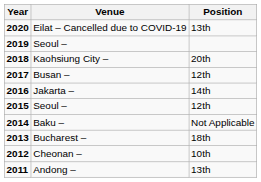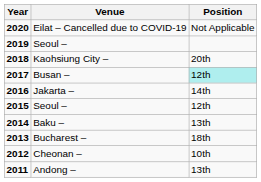(201, 28) 13th -> (223, 28) Not Applicable
(201, 75) no background -> (201, 75) paleturquoise background
(223, 122) Not Applicable -> (201, 122) 13th
